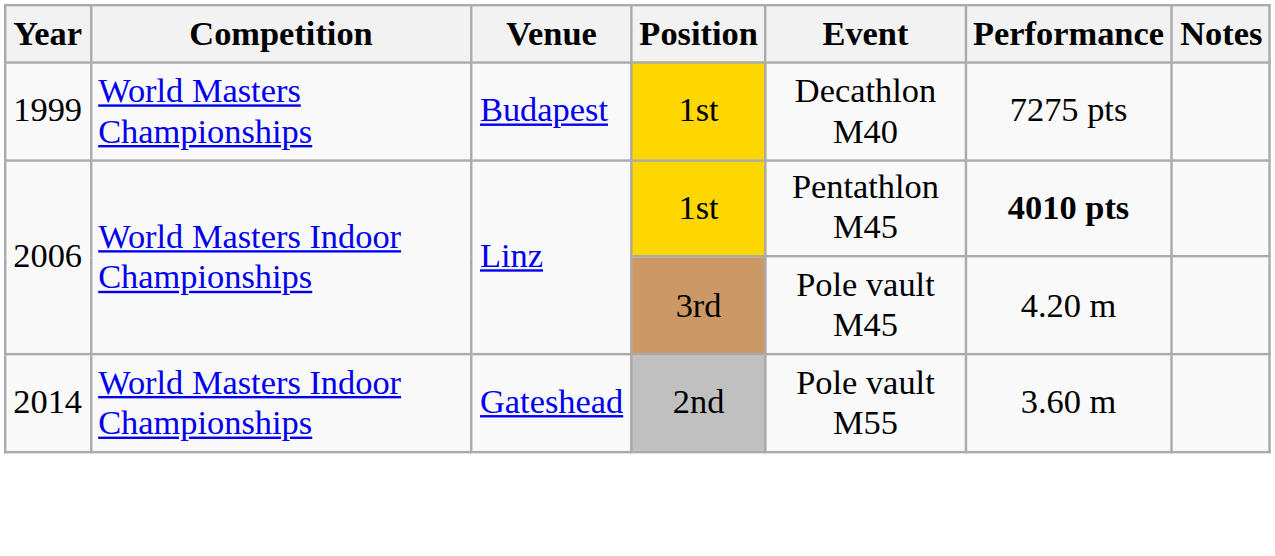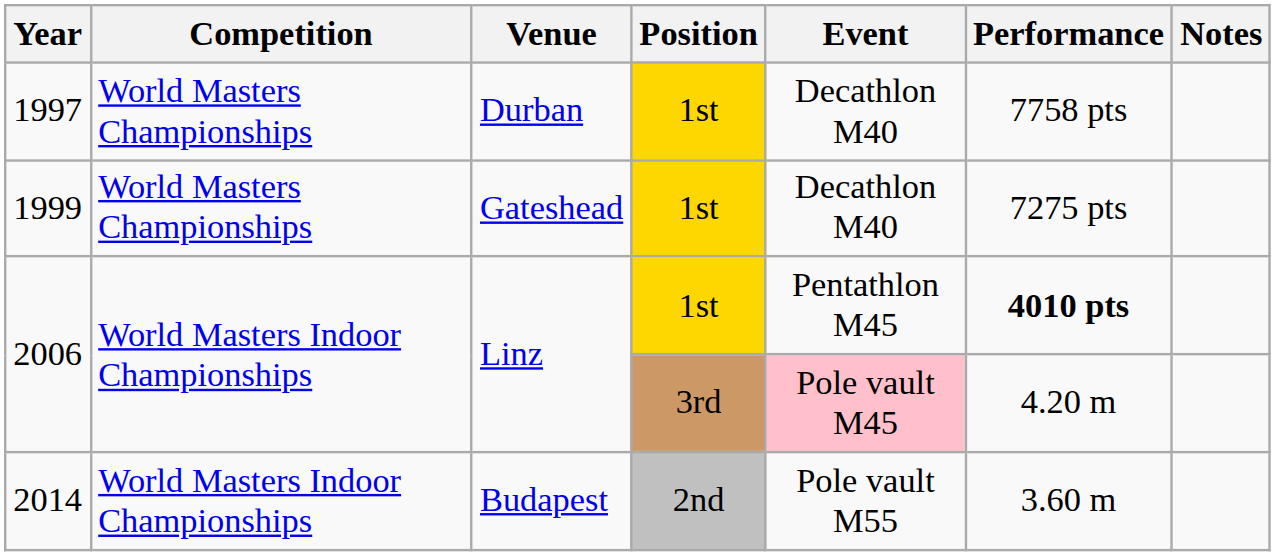+ row: (48, 110)
(544, 110) Budapest -> (552, 207) Gateshead
(865, 305) no background -> (865, 402) pink background
(552, 402) Gateshead -> (544, 499) Budapest
